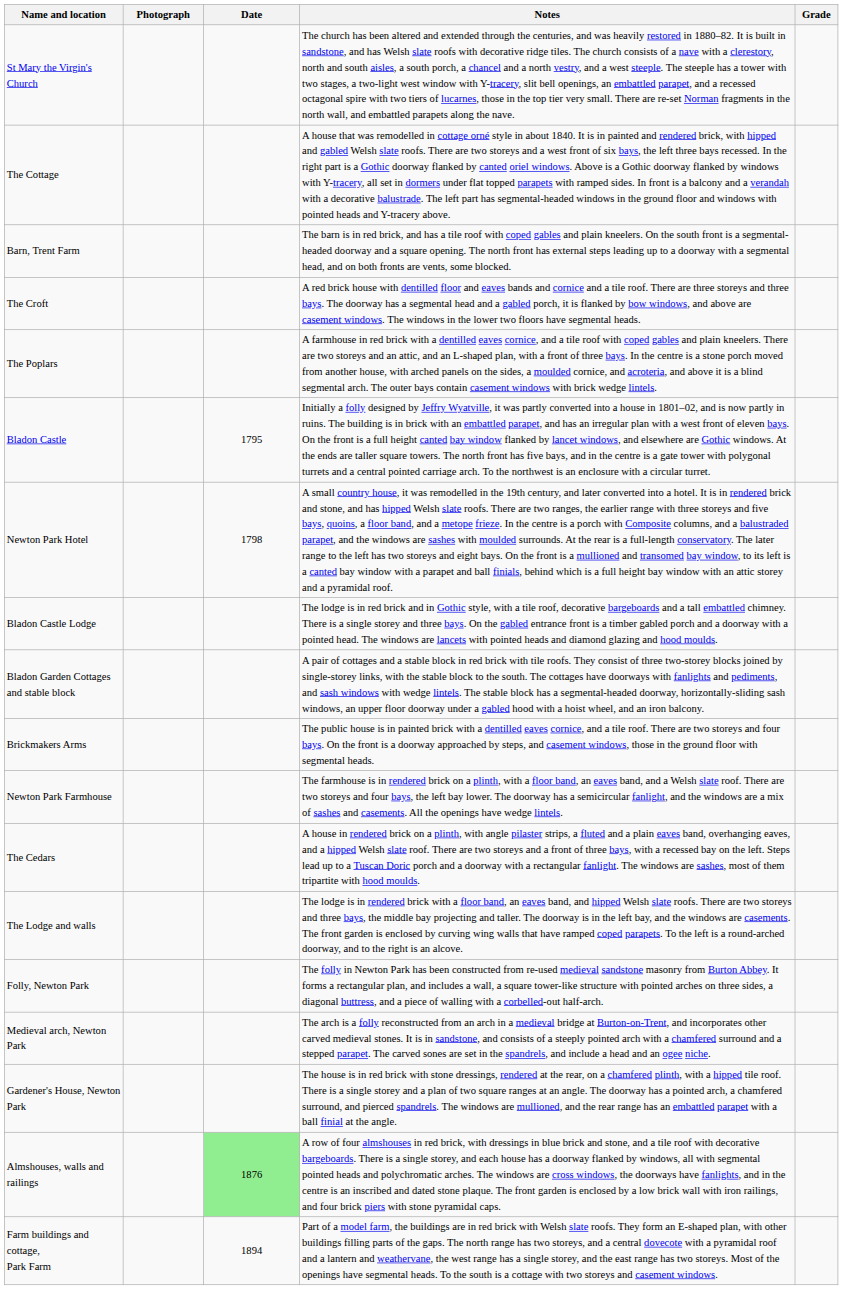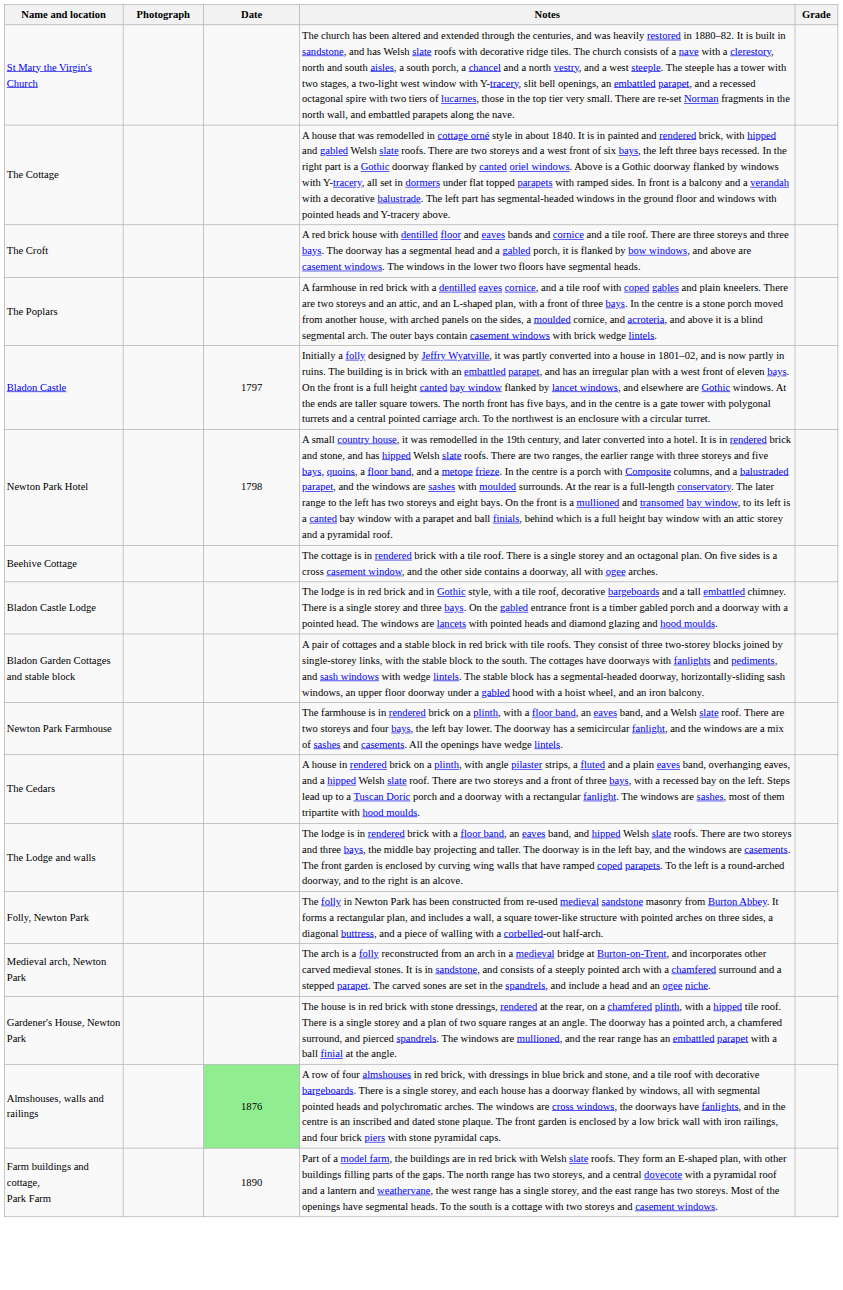- row: (43, 251)
(252, 440) 1795 -> (252, 387) 1797
+ row: (42, 563)
- row: (47, 744)
(252, 1250) 1894 -> (252, 1182) 1890
